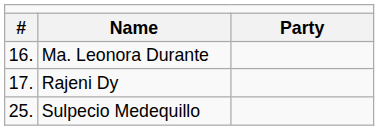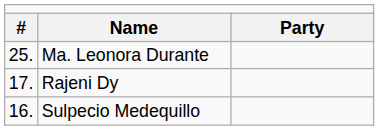(21, 55) 16. -> (21, 55) 25.
(21, 111) 25. -> (21, 111) 16.
